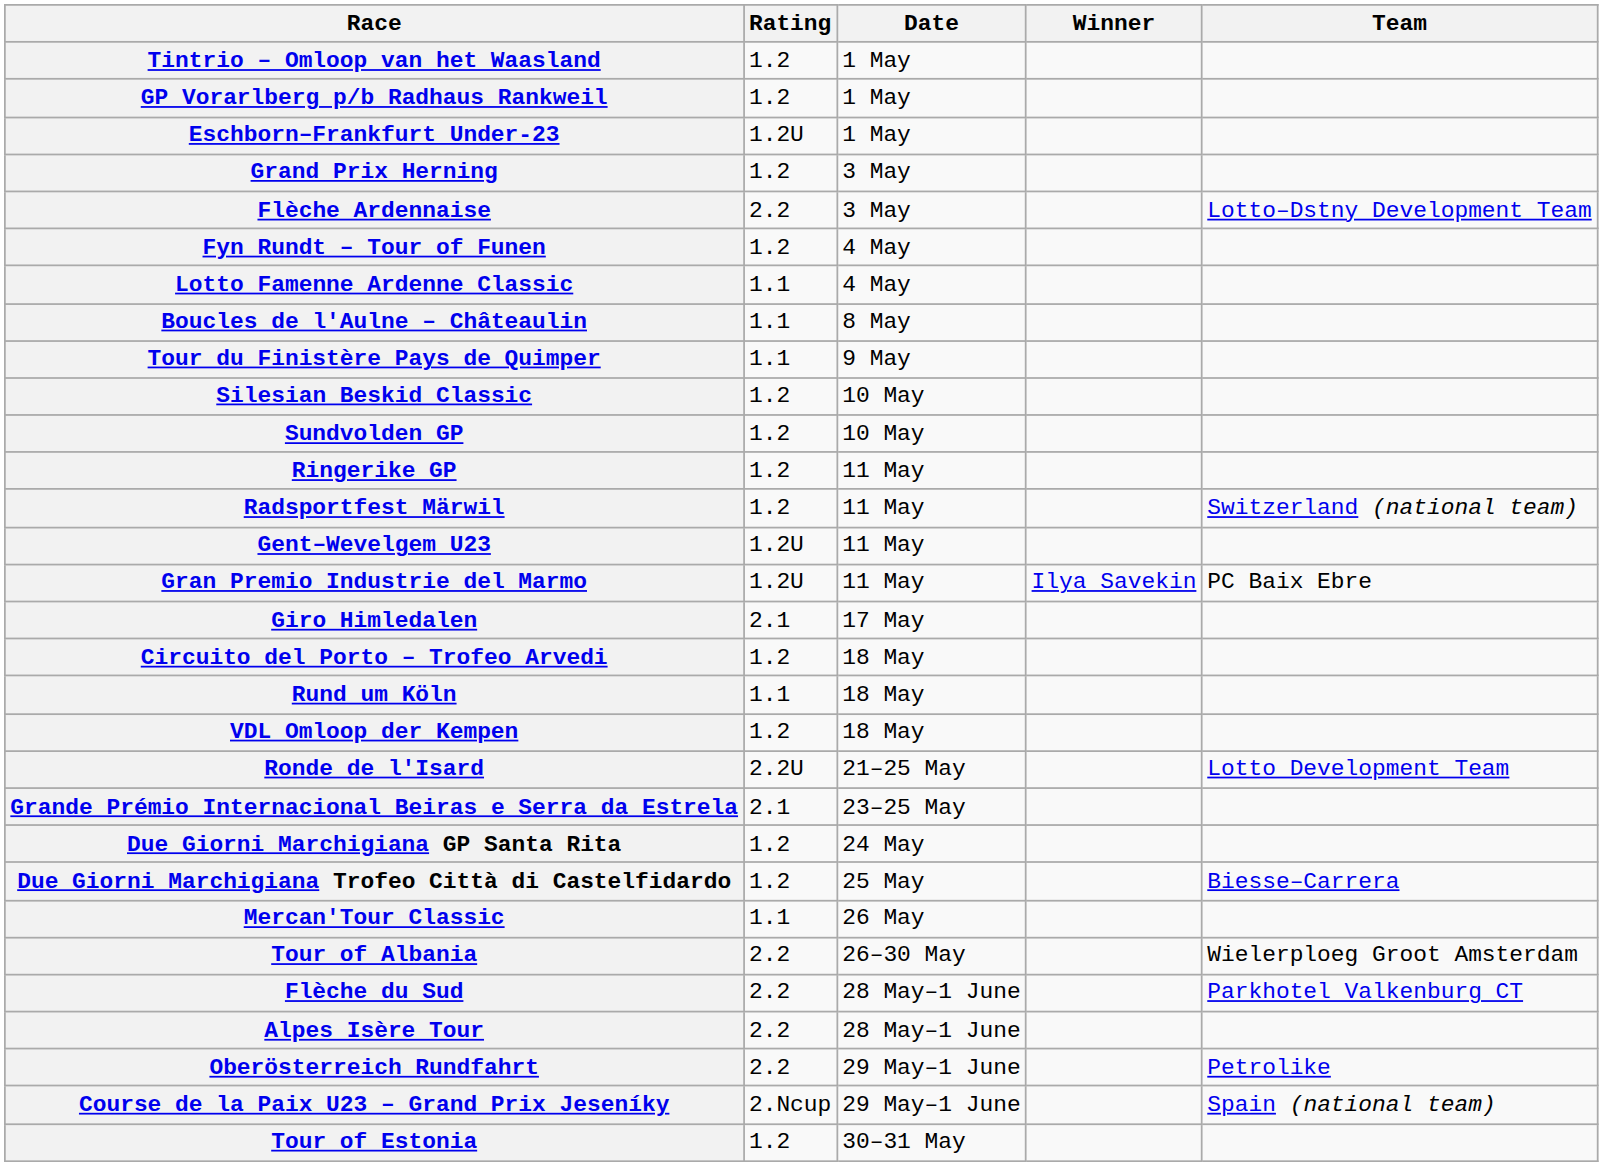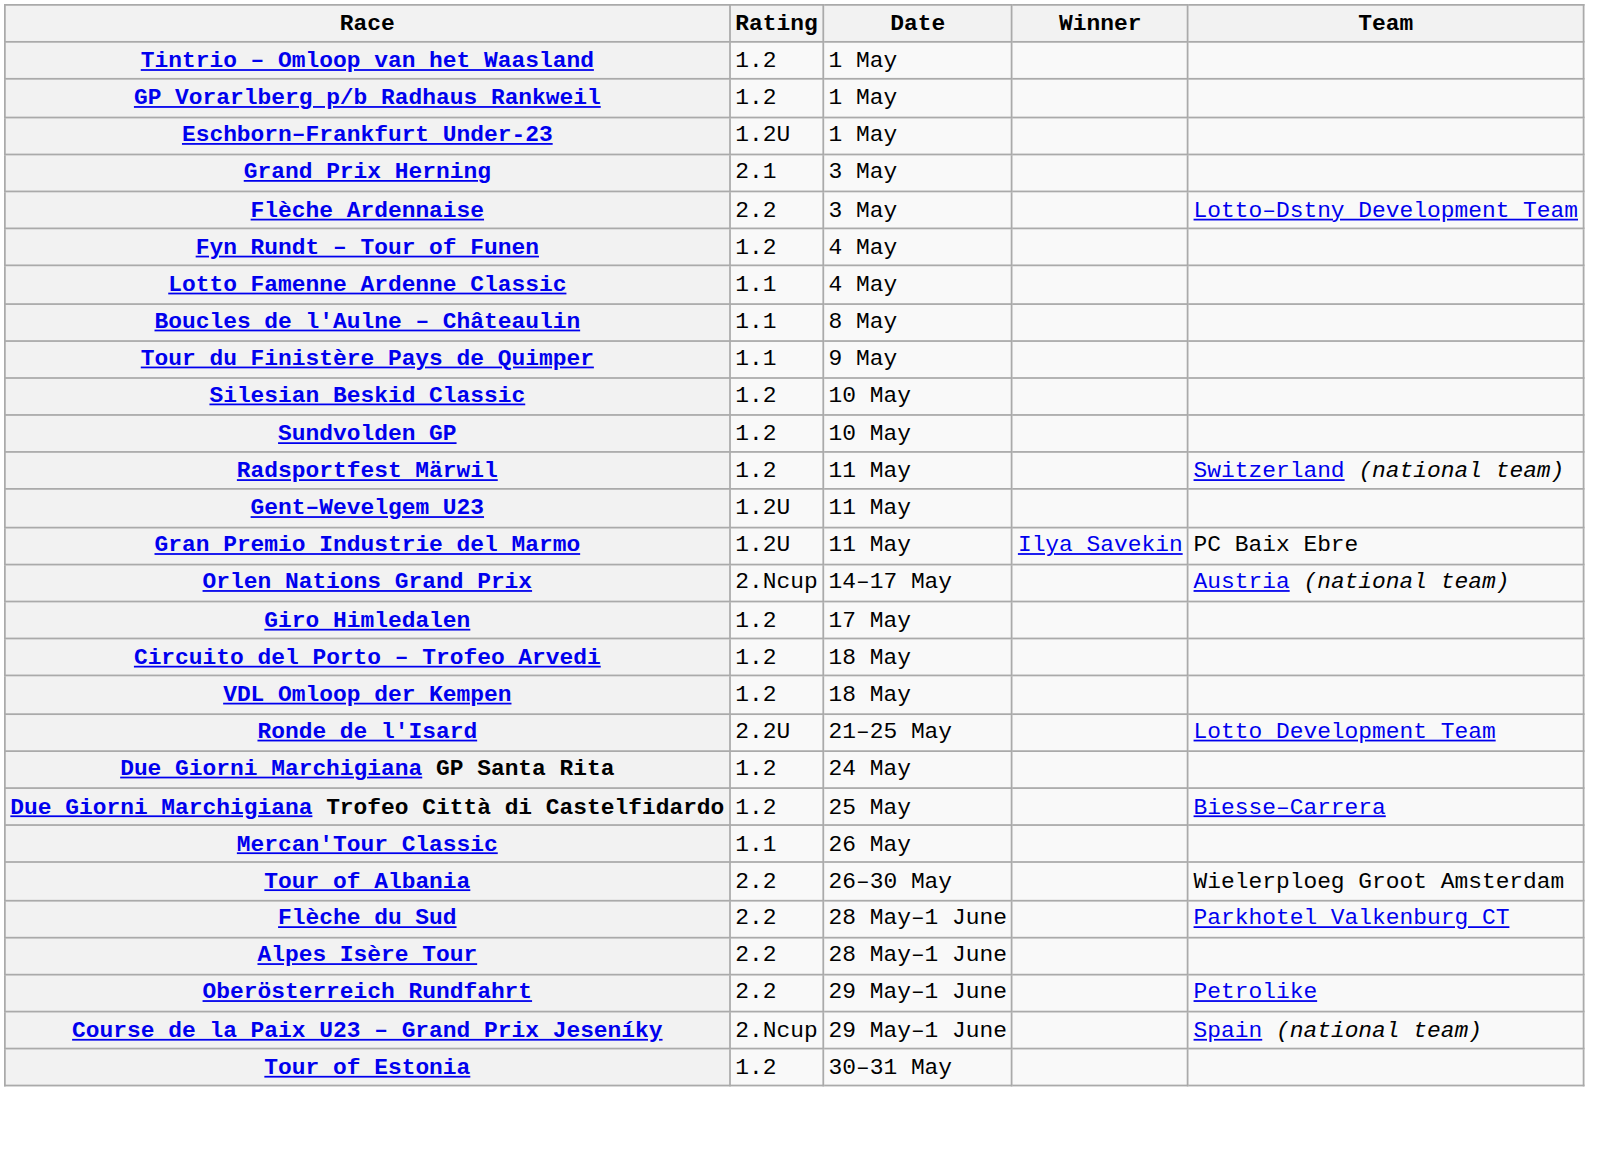(770, 173) 1.2 -> (756, 173) 2.1
- row: (374, 471)
+ row: (367, 583)
(770, 620) 2.1 -> (756, 620) 1.2
- row: (374, 695)
- row: (374, 807)
